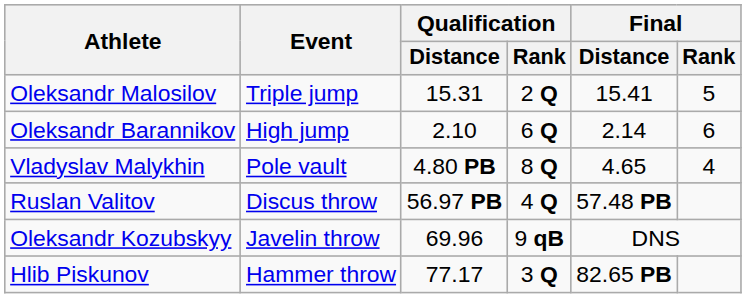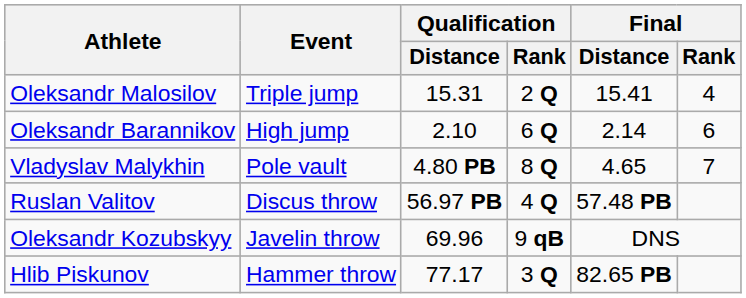(709, 94) 5 -> (709, 94) 4
(709, 166) 4 -> (709, 166) 7
